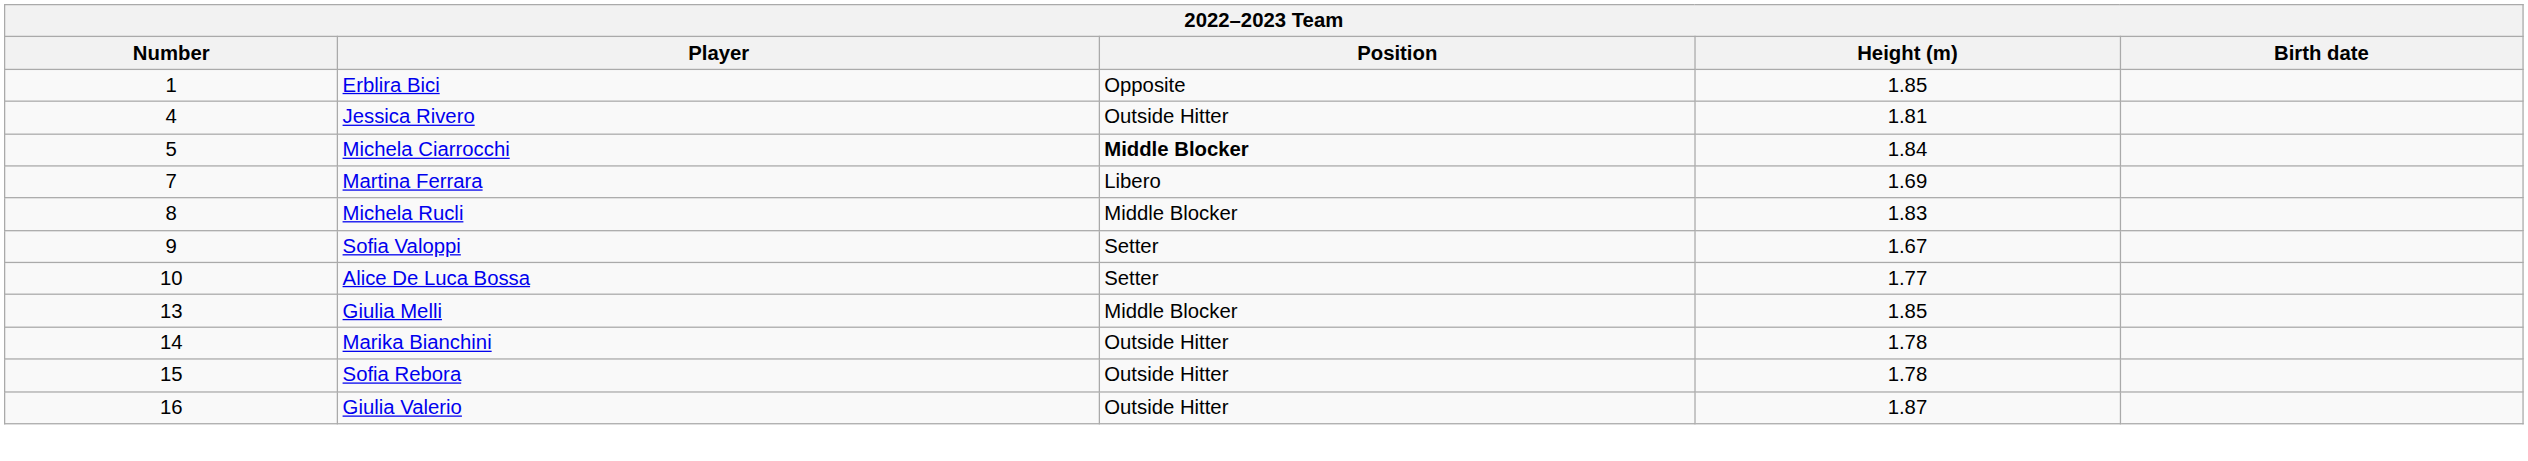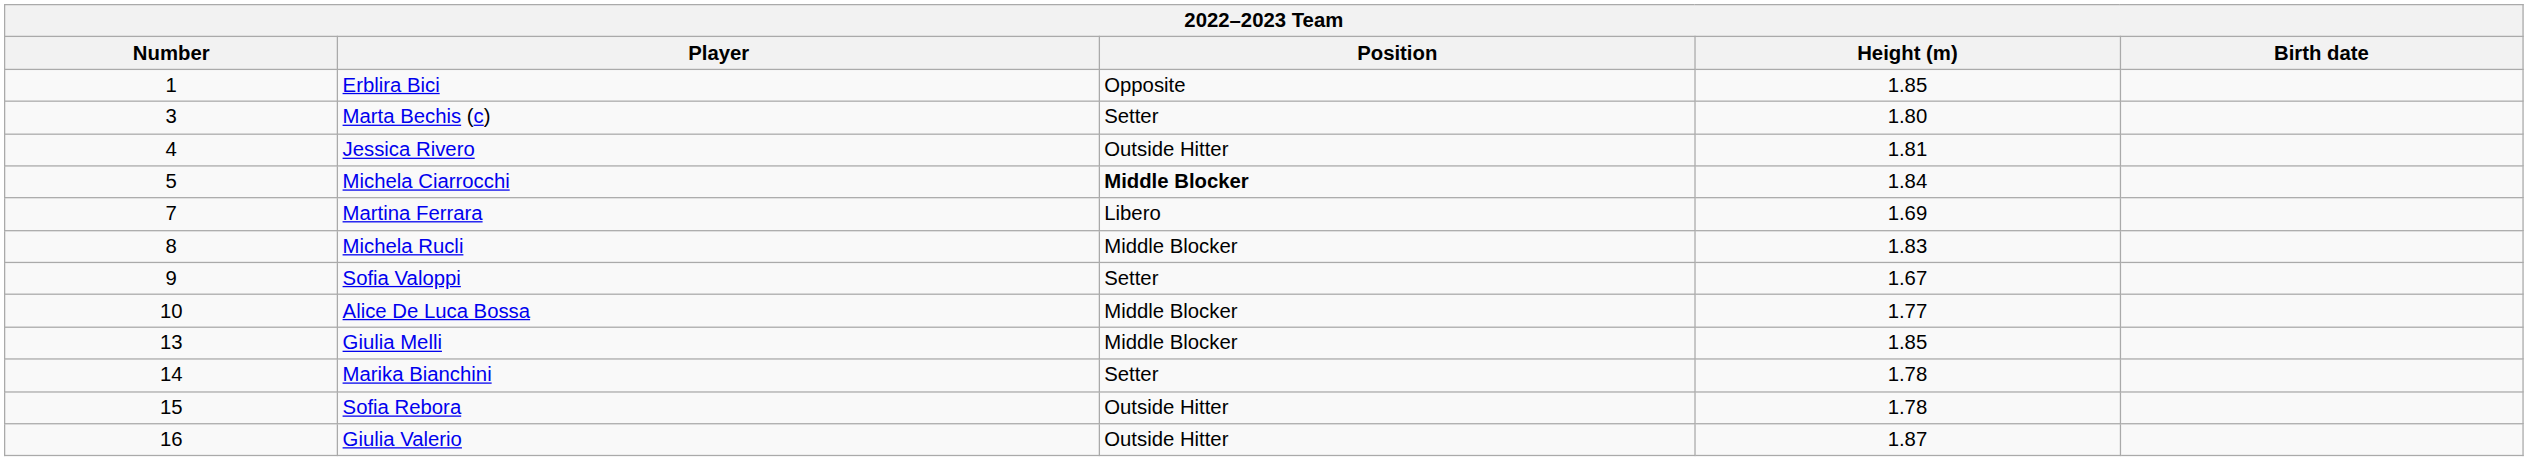+ row: (417, 117)
(1131, 278) Setter -> (1171, 310) Middle Blocker
(1166, 342) Outside Hitter -> (1131, 375) Setter
